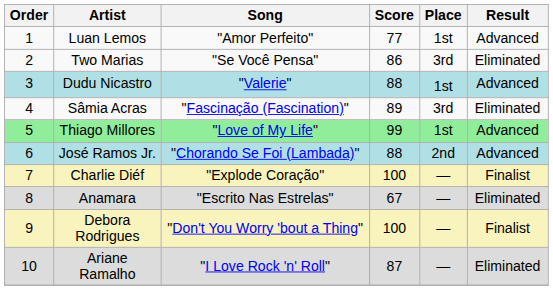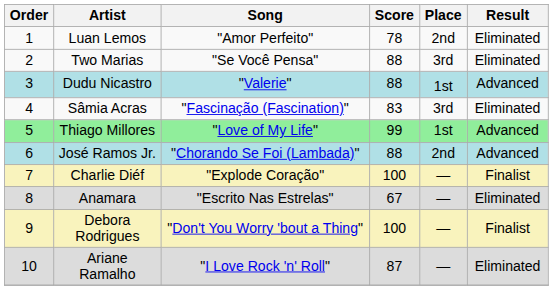(394, 37) 77 -> (394, 37) 78
(443, 37) 1st -> (443, 37) 2nd
(508, 37) Advanced -> (508, 37) Eliminated
(394, 60) 86 -> (394, 60) 88
(394, 108) 89 -> (394, 108) 83
